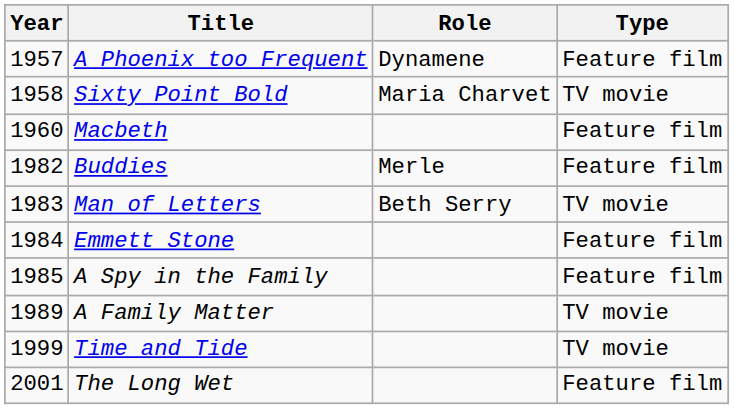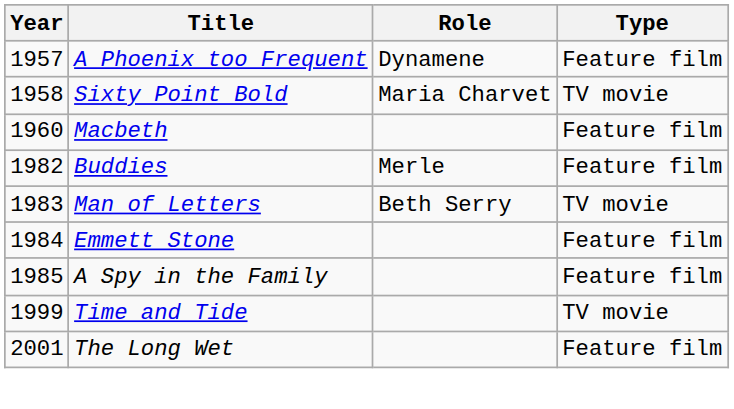- row: (174, 313)
